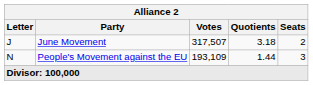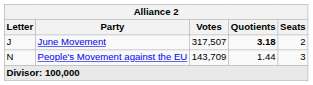(266, 42) normal -> (266, 42) bold
(209, 57) 193,109 -> (209, 57) 143,709
